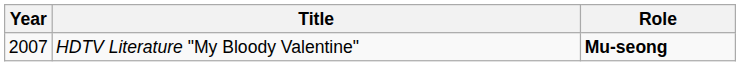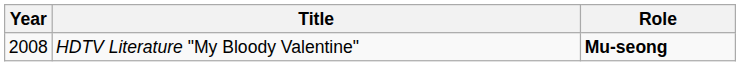(28, 47) 2007 -> (28, 47) 2008
